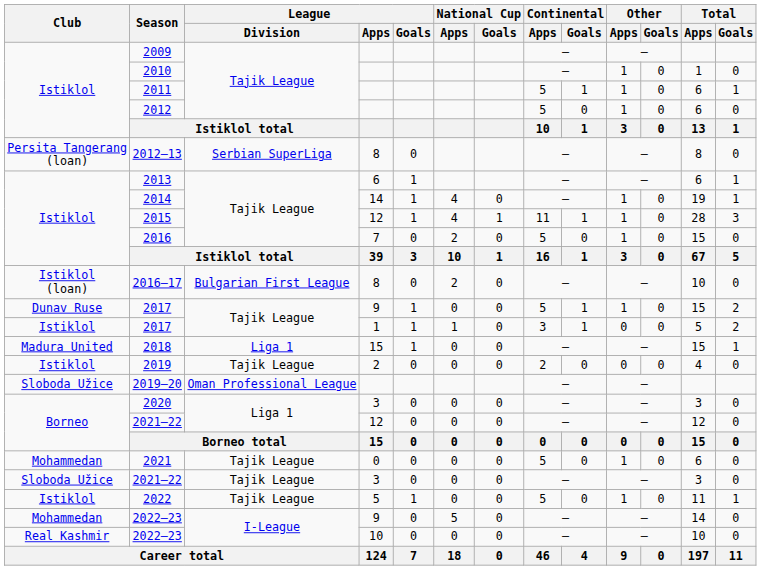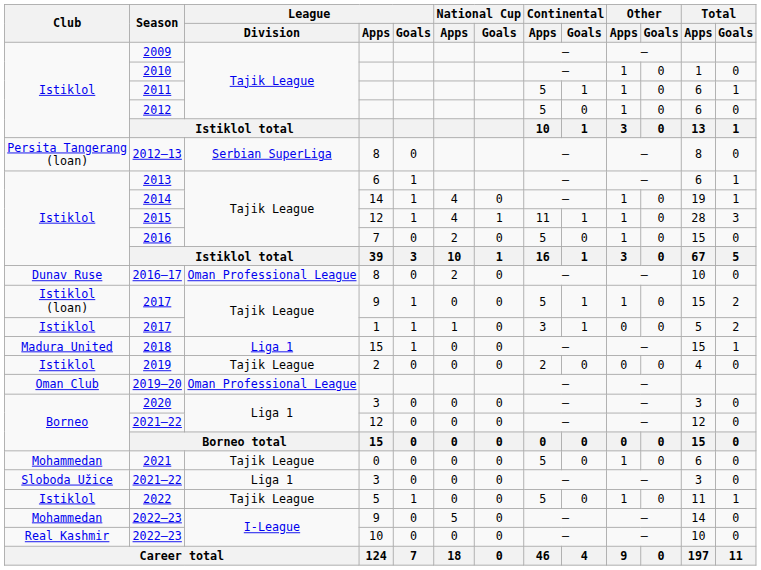(67, 282) Istiklol (loan) -> (67, 275) Dunav Ruse
(272, 282) Bulgarian First League -> (272, 275) Oman Professional League
(67, 308) Dunav Ruse -> (67, 301) Istiklol (loan)
(67, 384) Sloboda Užice -> (67, 384) Oman Club
(272, 480) Tajik League -> (272, 480) Liga 1
